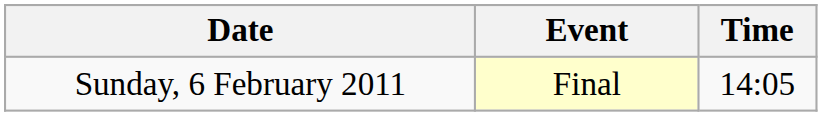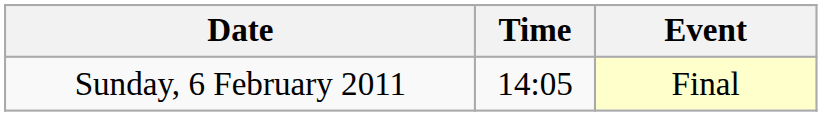columns swapped: (757, 30) <-> (587, 30)
